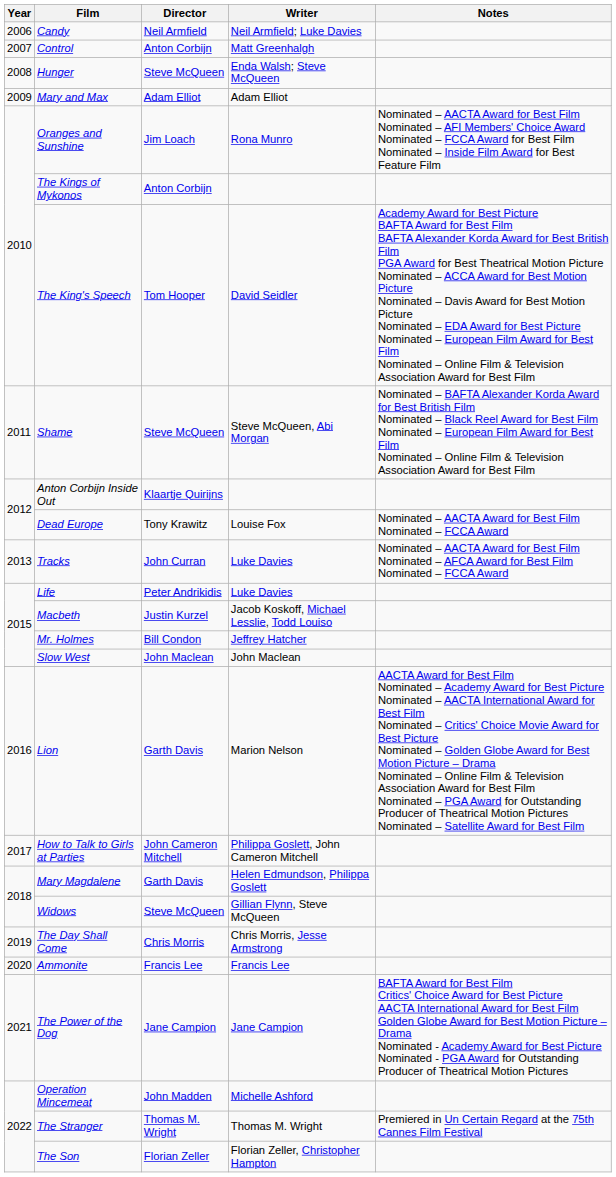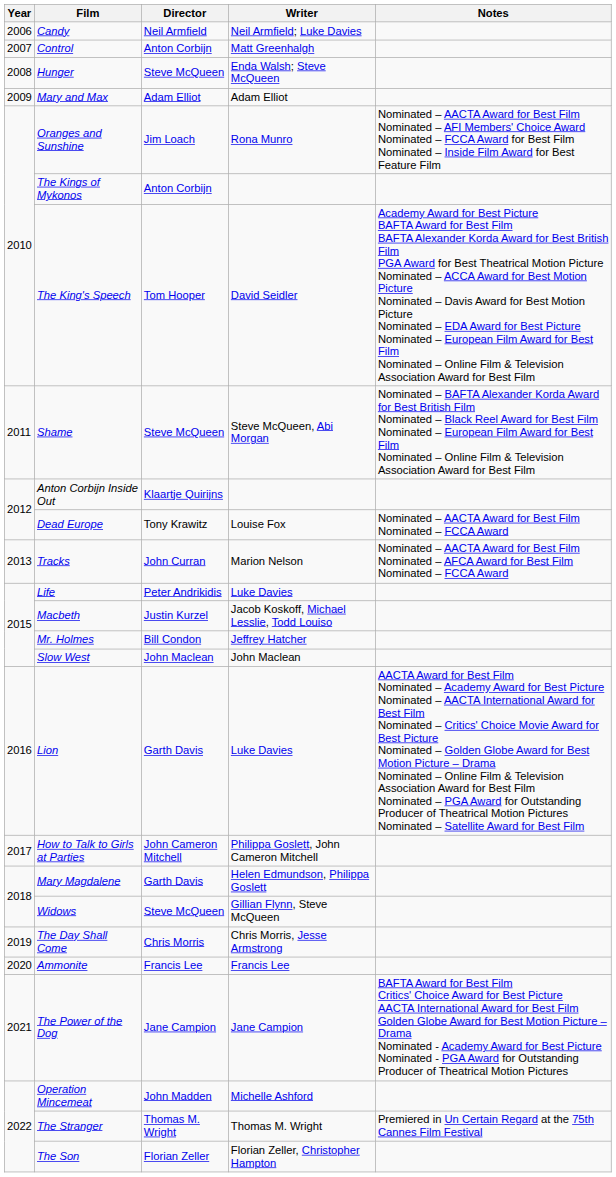(262, 561) Luke Davies -> (267, 561) Marion Nelson
(267, 751) Marion Nelson -> (262, 751) Luke Davies
